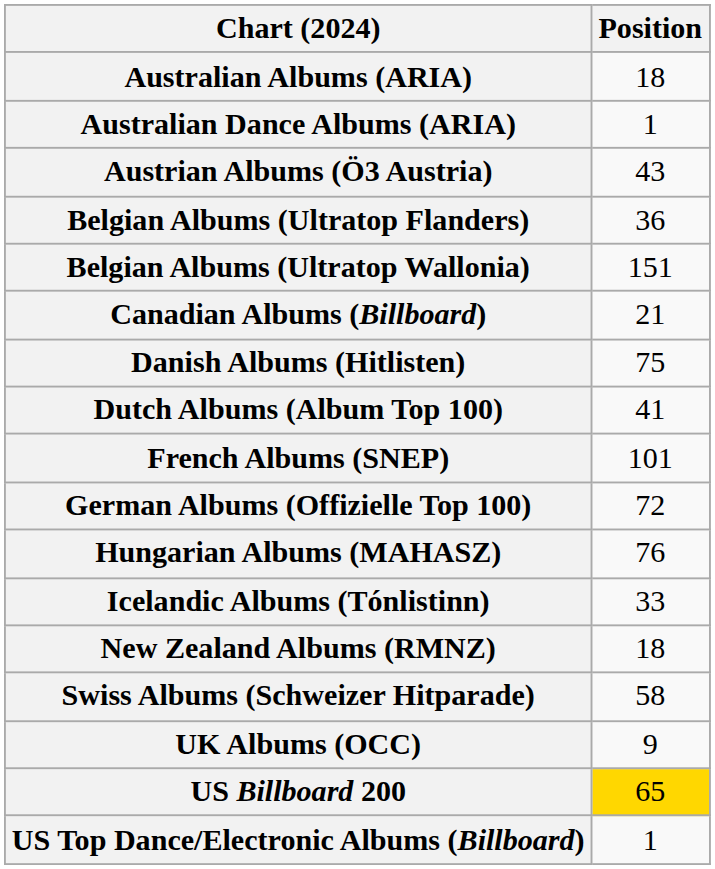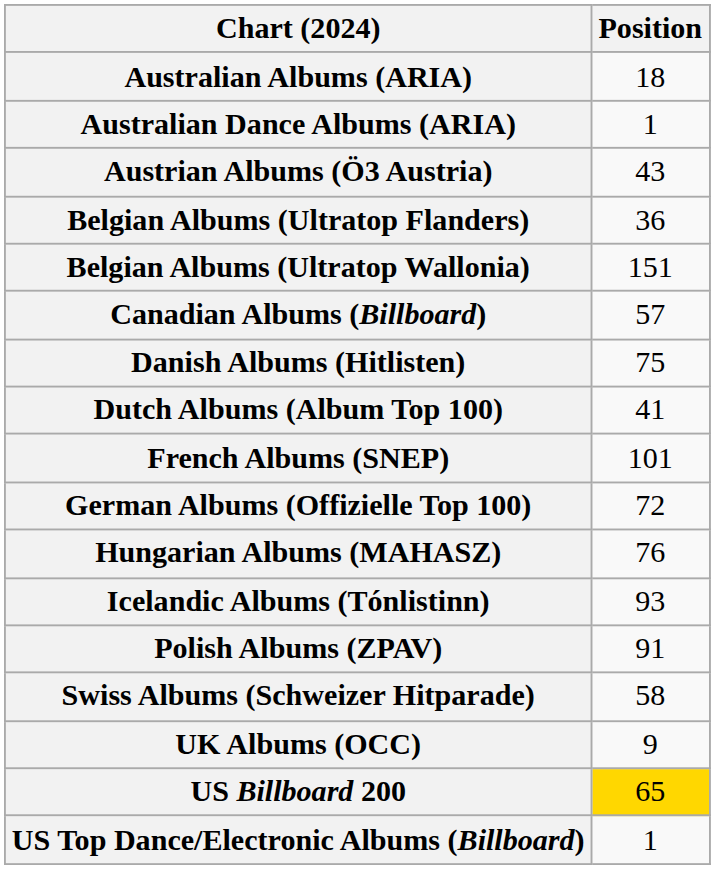(650, 314) 21 -> (650, 314) 57
(650, 600) 33 -> (650, 600) 93
- row: (298, 648)
+ row: (298, 648)
